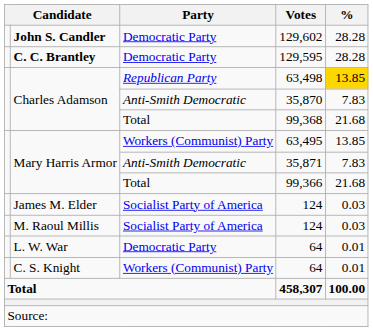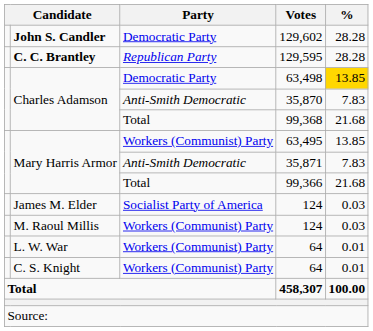(170, 57) Democratic Party -> (170, 57) Republican Party
(170, 78) Republican Party -> (170, 78) Democratic Party
(193, 225) Socialist Party of America -> (198, 225) Workers (Communist) Party
(170, 246) Democratic Party -> (198, 246) Workers (Communist) Party
